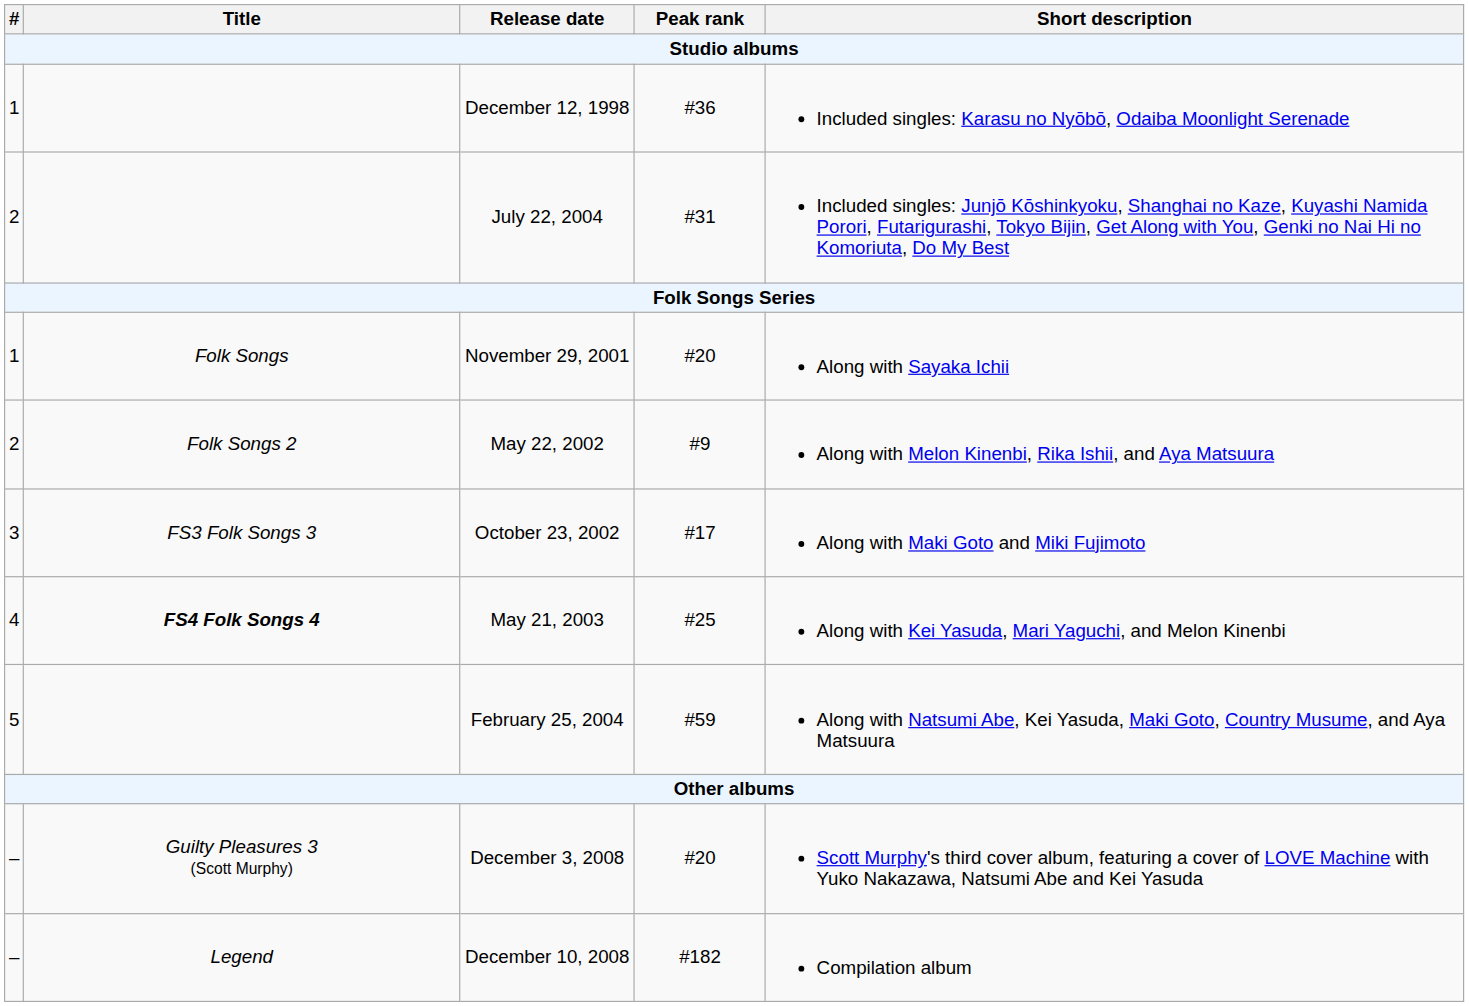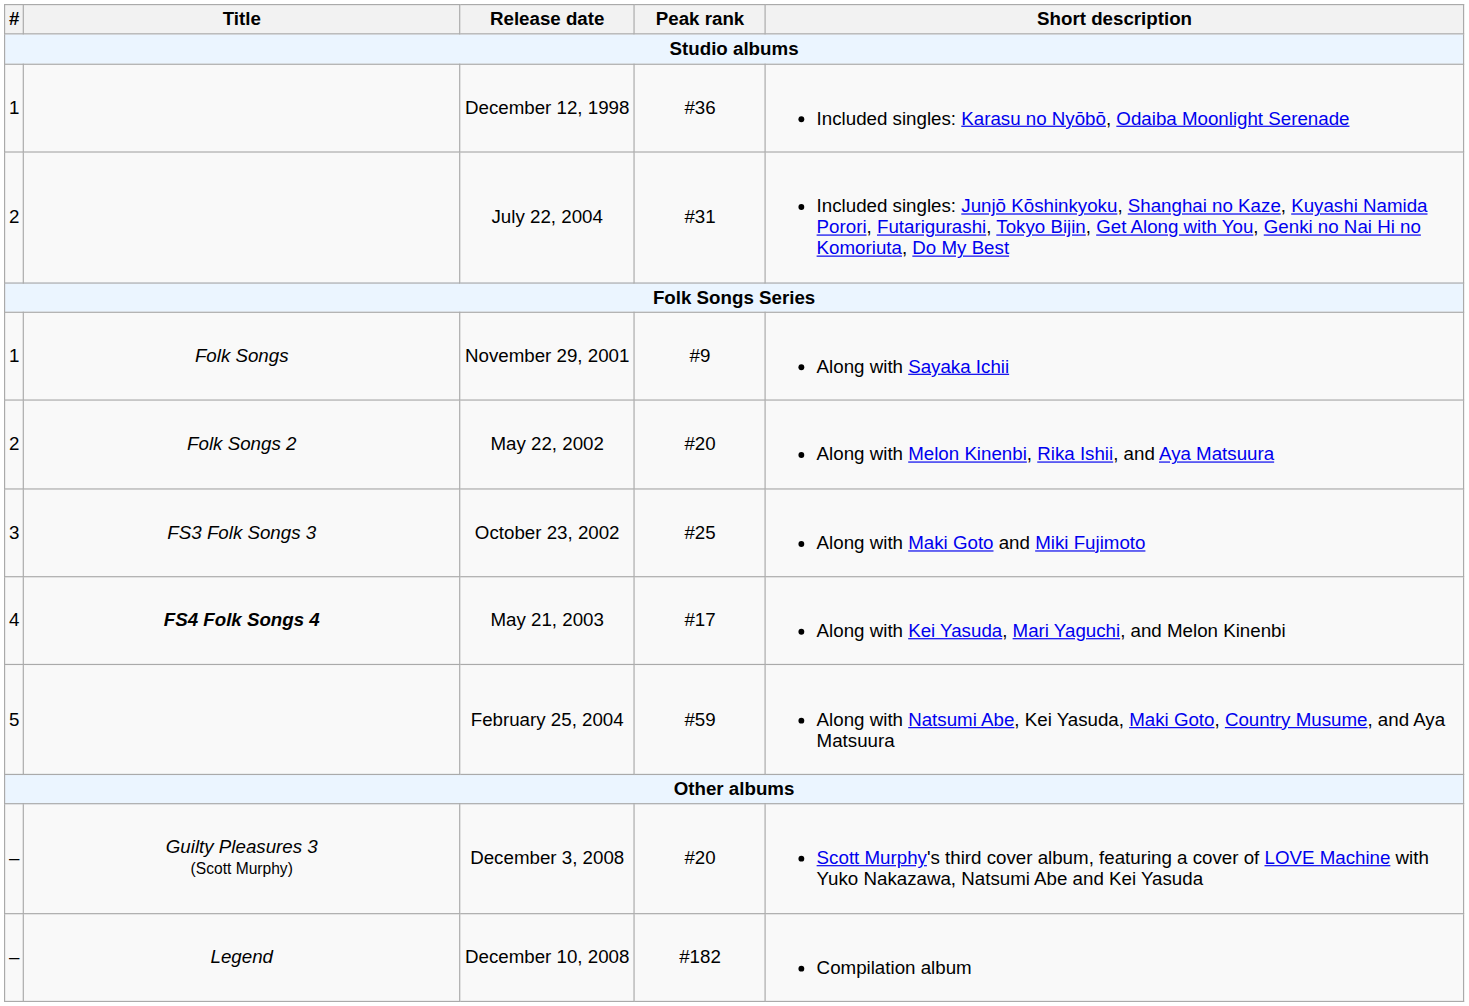(700, 356) #20 -> (700, 356) #9
(700, 444) #9 -> (700, 444) #20
(700, 532) #17 -> (700, 532) #25
(700, 620) #25 -> (700, 620) #17
